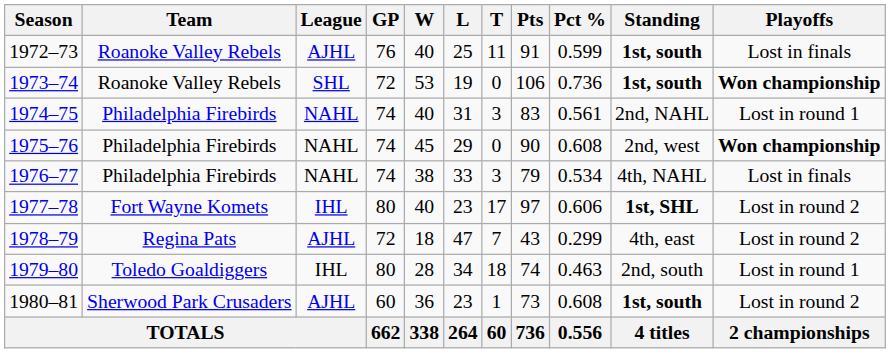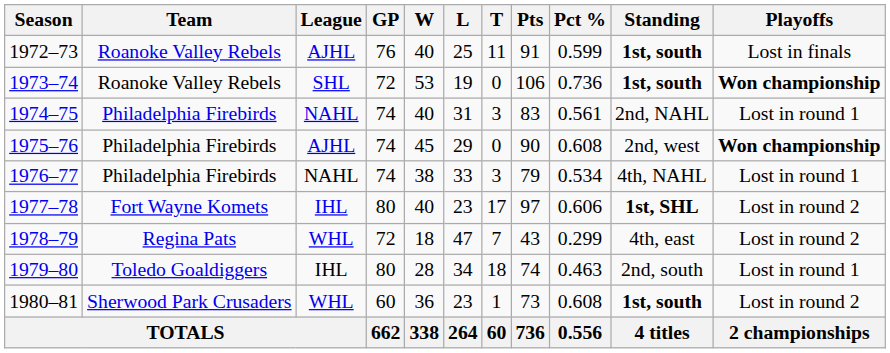(331, 144) NAHL -> (331, 144) AJHL
(799, 176) Lost in finals -> (799, 176) Lost in round 1
(331, 238) AJHL -> (331, 238) WHL
(331, 301) AJHL -> (331, 301) WHL
